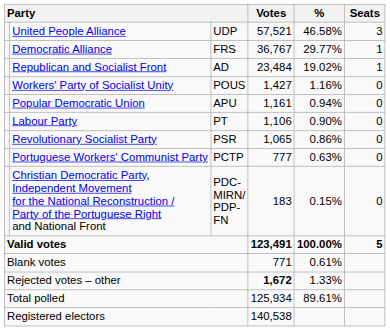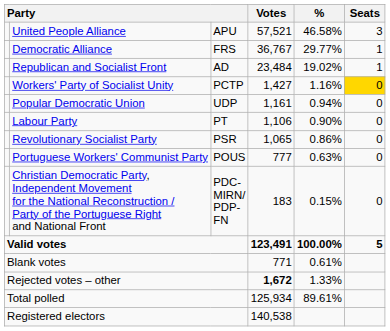(225, 31) UDP -> (225, 31) APU
(229, 85) POUS -> (228, 85) PCTP
(379, 85) no background -> (379, 85) gold background
(225, 103) APU -> (225, 103) UDP
(228, 157) PCTP -> (229, 157) POUS
